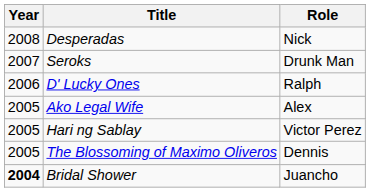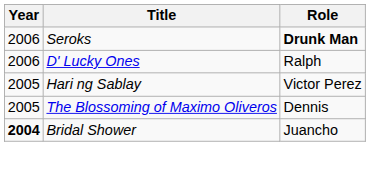- row: (85, 38)
(24, 61) 2007 -> (24, 38) 2006
(319, 61) normal -> (321, 38) bold
- row: (95, 107)
